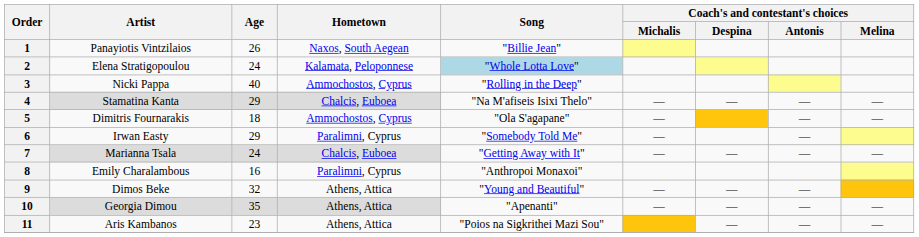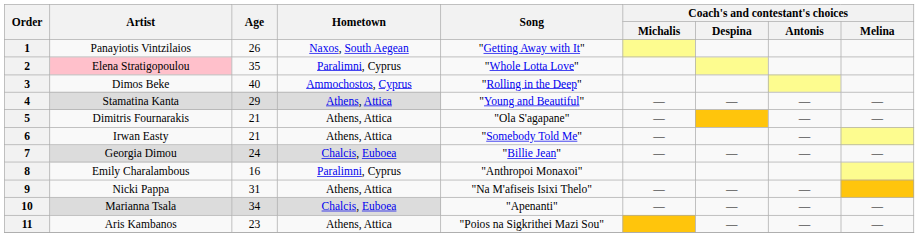(532, 48) "Billie Jean" -> (532, 48) "Getting Away with It"
(141, 66) no background -> (141, 66) pink background
(254, 66) 24 -> (254, 66) 35
(359, 66) Kalamata, Peloponnese -> (359, 66) Paralimni, Cyprus
(532, 66) lightblue background -> (532, 66) no background
(141, 83) Nicki Pappa -> (141, 83) Dimos Beke
(359, 101) Chalcis, Euboea -> (359, 101) Athens, Attica
(532, 101) "Na M'afiseis Isixi Thelo" -> (532, 101) "Young and Beautiful"
(254, 118) 18 -> (254, 118) 21
(359, 118) Ammochostos, Cyprus -> (359, 118) Athens, Attica
(254, 136) 29 -> (254, 136) 21
(359, 136) Paralimni, Cyprus -> (359, 136) Athens, Attica
(141, 154) Marianna Tsala -> (141, 154) Georgia Dimou
(532, 154) "Getting Away with It" -> (532, 154) "Billie Jean"
(141, 189) Dimos Beke -> (141, 189) Nicki Pappa
(254, 189) 32 -> (254, 189) 31
(532, 189) "Young and Beautiful" -> (532, 189) "Na M'afiseis Isixi Thelo"
(141, 206) Georgia Dimou -> (141, 206) Marianna Tsala
(254, 206) 35 -> (254, 206) 34
(359, 206) Athens, Attica -> (359, 206) Chalcis, Euboea
